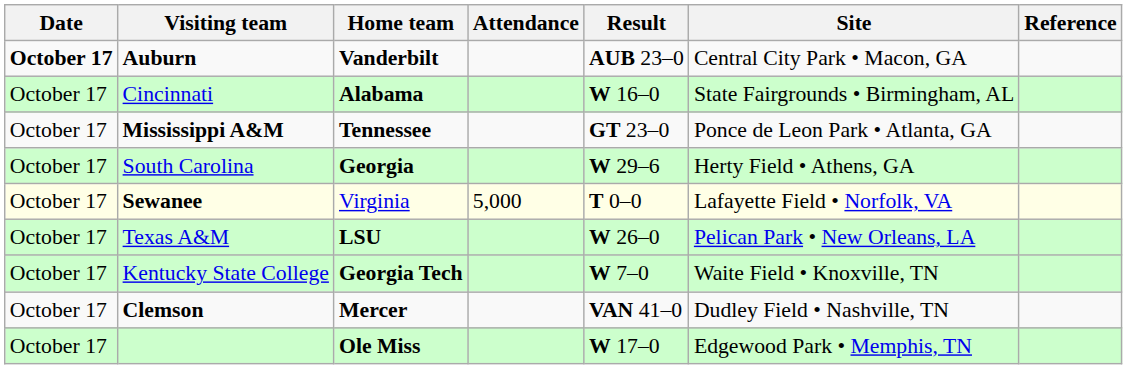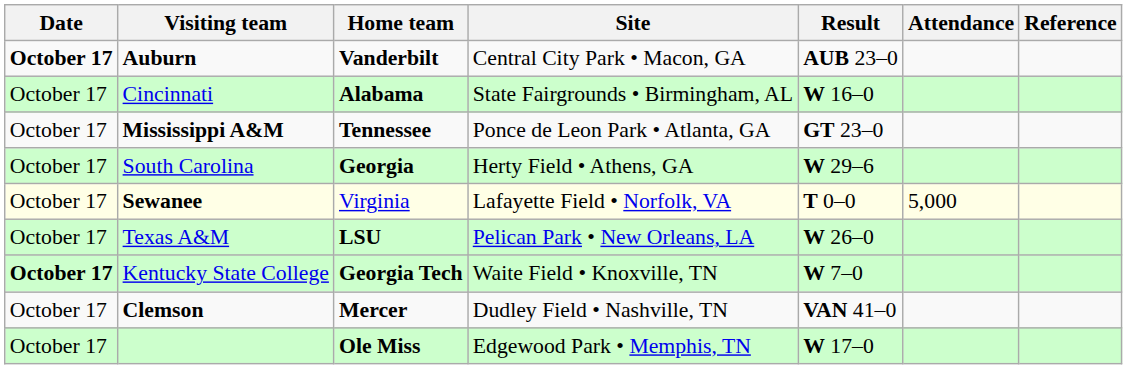columns swapped: (854, 22) <-> (526, 22)
(58, 273) normal -> (61, 273) bold
